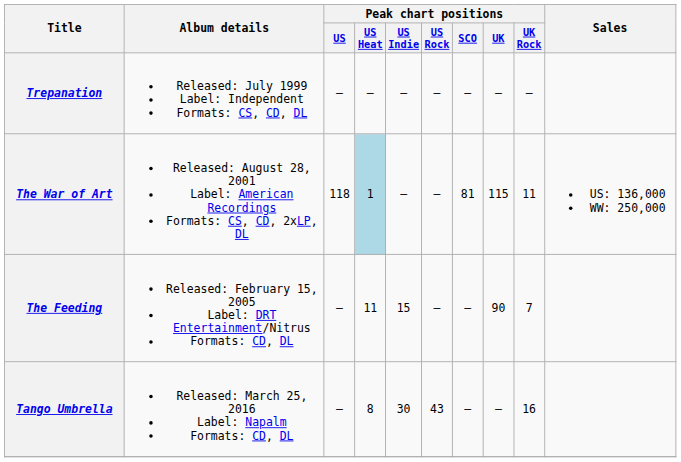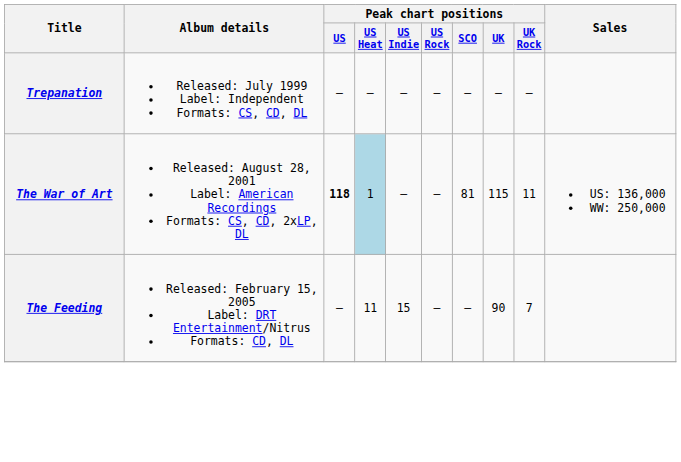(340, 194) normal -> (340, 194) bold
- row: (64, 409)
